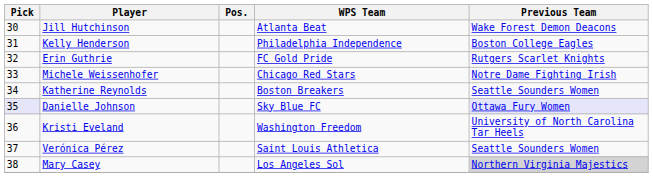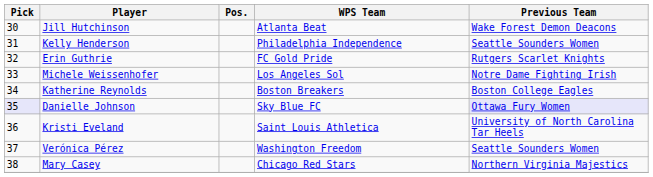(532, 44) Boston College Eagles -> (535, 44) Seattle Sounders Women
(306, 75) Chicago Red Stars -> (300, 75) Los Angeles Sol
(535, 91) Seattle Sounders Women -> (532, 91) Boston College Eagles
(309, 128) Washington Freedom -> (318, 128) Saint Louis Athletica
(318, 149) Saint Louis Athletica -> (309, 149) Washington Freedom
(300, 164) Los Angeles Sol -> (306, 164) Chicago Red Stars
(550, 164) lightgrey background -> (550, 164) no background
